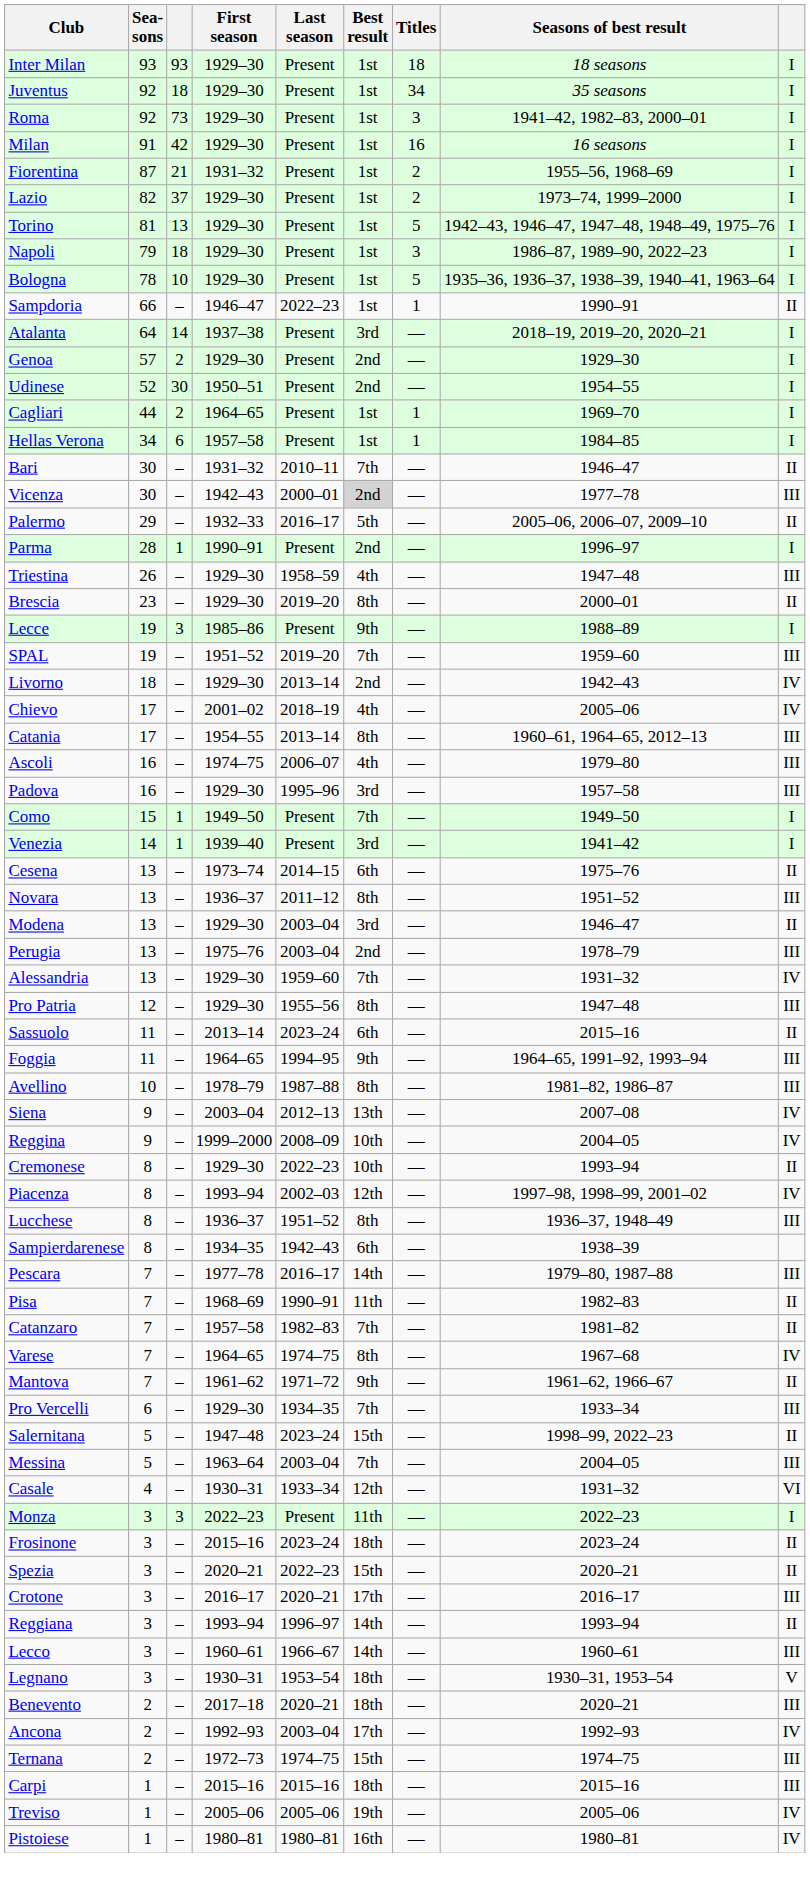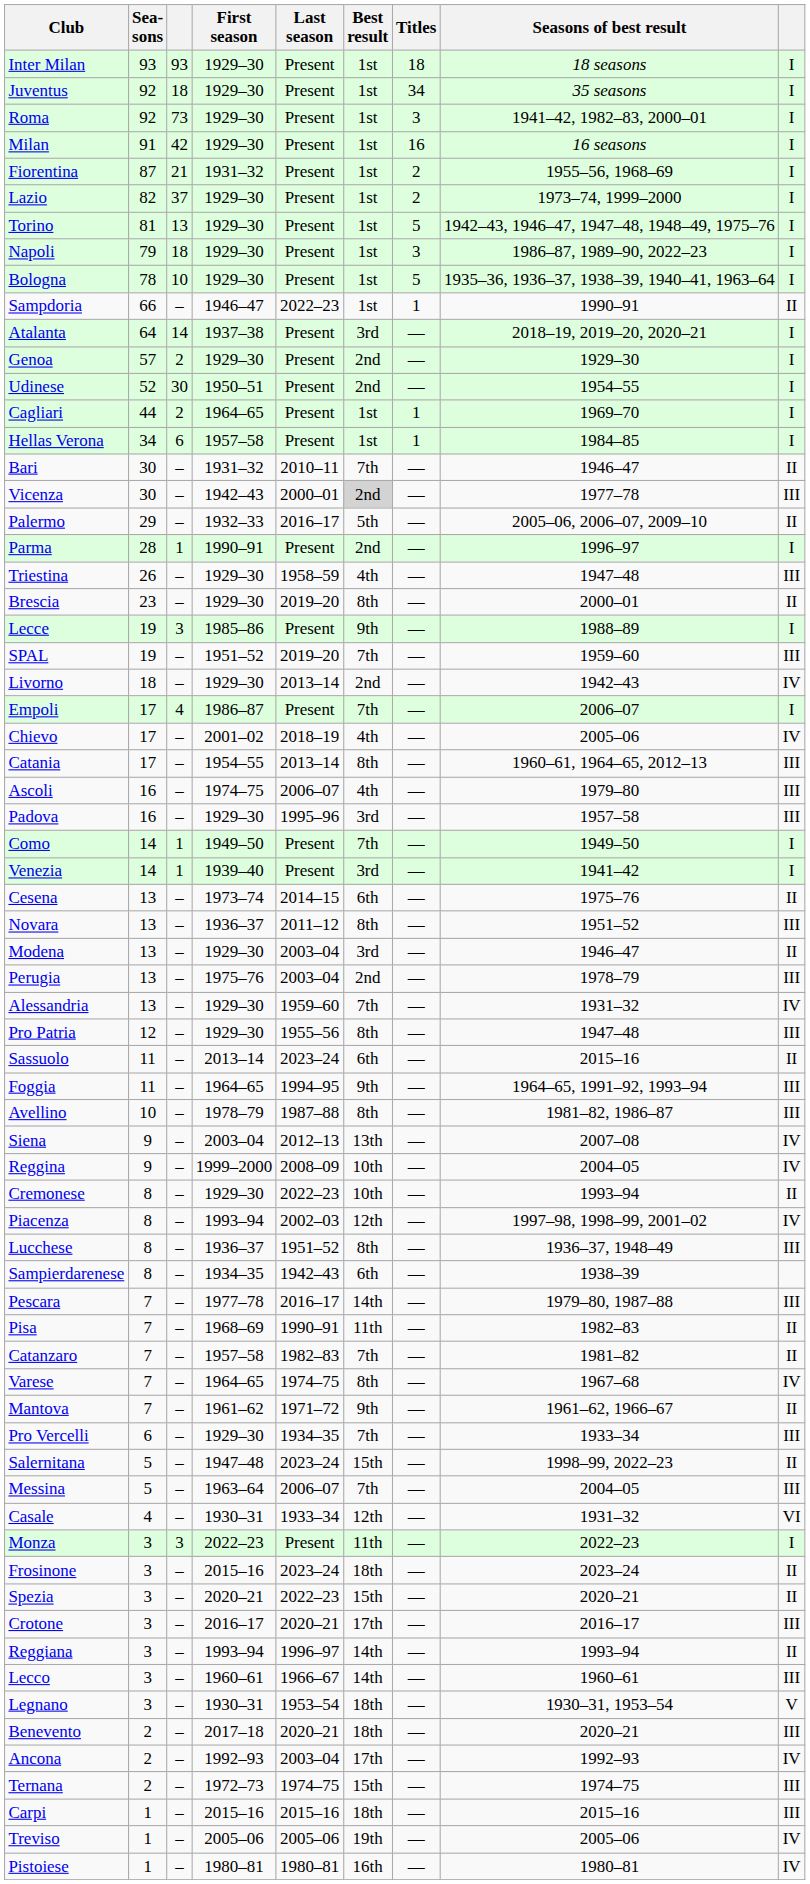+ row: (33, 709)
(148, 817) 15 -> (148, 843) 14
(310, 1462) 2003–04 -> (310, 1489) 2006–07
